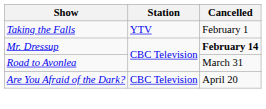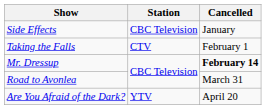+ row: (32, 29)
(141, 29) YTV -> (141, 46) CTV
(164, 79) CBC Television -> (141, 96) YTV
